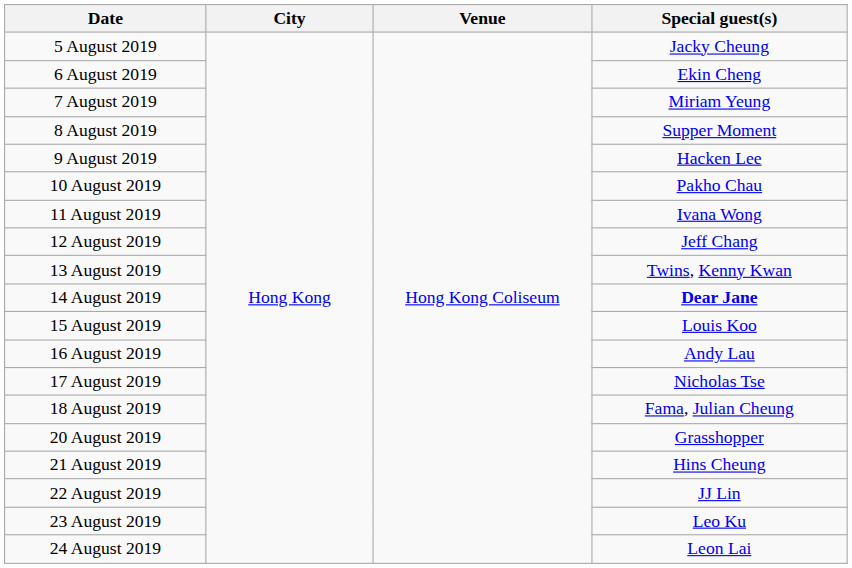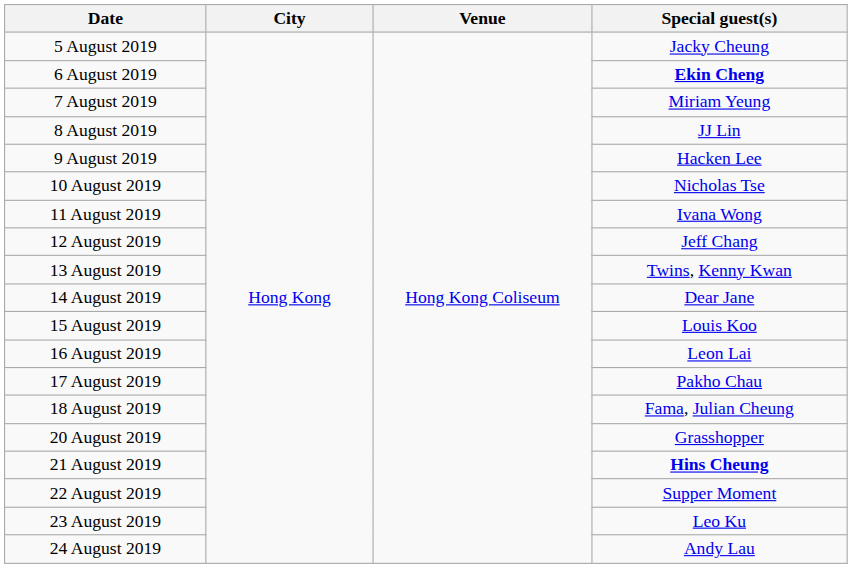(719, 74) normal -> (719, 74) bold
(719, 130) Supper Moment -> (719, 130) JJ Lin
(719, 185) Pakho Chau -> (719, 185) Nicholas Tse
(719, 297) bold -> (719, 297) normal
(719, 353) Andy Lau -> (719, 353) Leon Lai
(719, 381) Nicholas Tse -> (719, 381) Pakho Chau
(719, 465) normal -> (719, 465) bold
(719, 492) JJ Lin -> (719, 492) Supper Moment
(719, 548) Leon Lai -> (719, 548) Andy Lau
